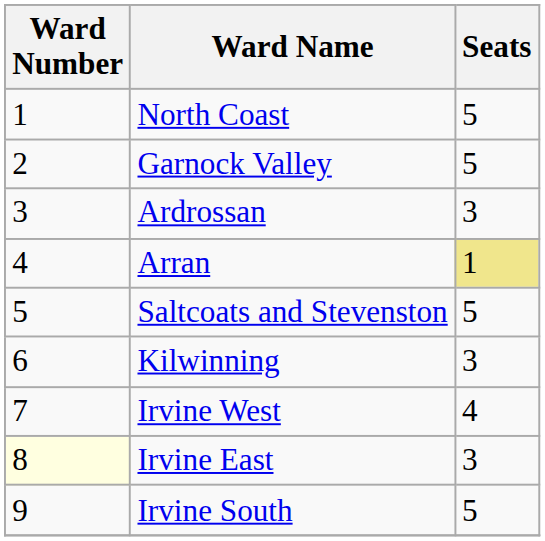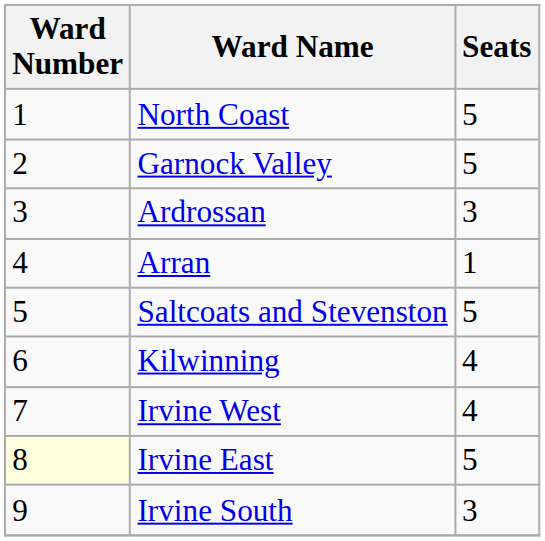(470, 262) khaki background -> (470, 262) no background
(470, 361) 3 -> (470, 361) 4
(470, 460) 3 -> (470, 460) 5
(470, 509) 5 -> (470, 509) 3
